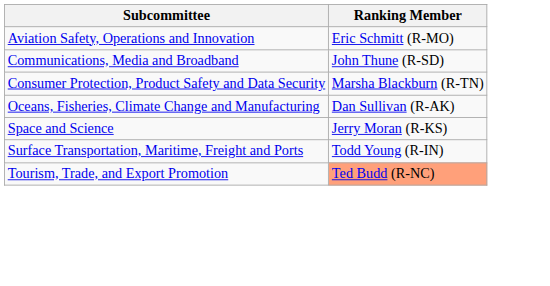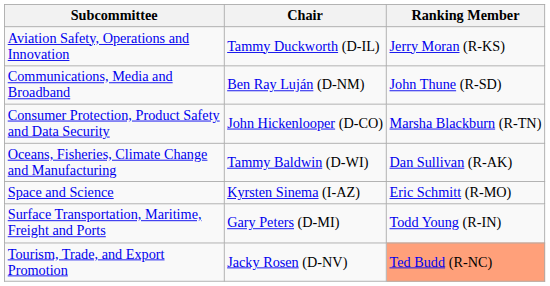+ column: (305, 15)
(393, 38) Eric Schmitt (R-MO) -> (447, 46) Jerry Moran (R-KS)
(390, 128) Jerry Moran (R-KS) -> (450, 192) Eric Schmitt (R-MO)
